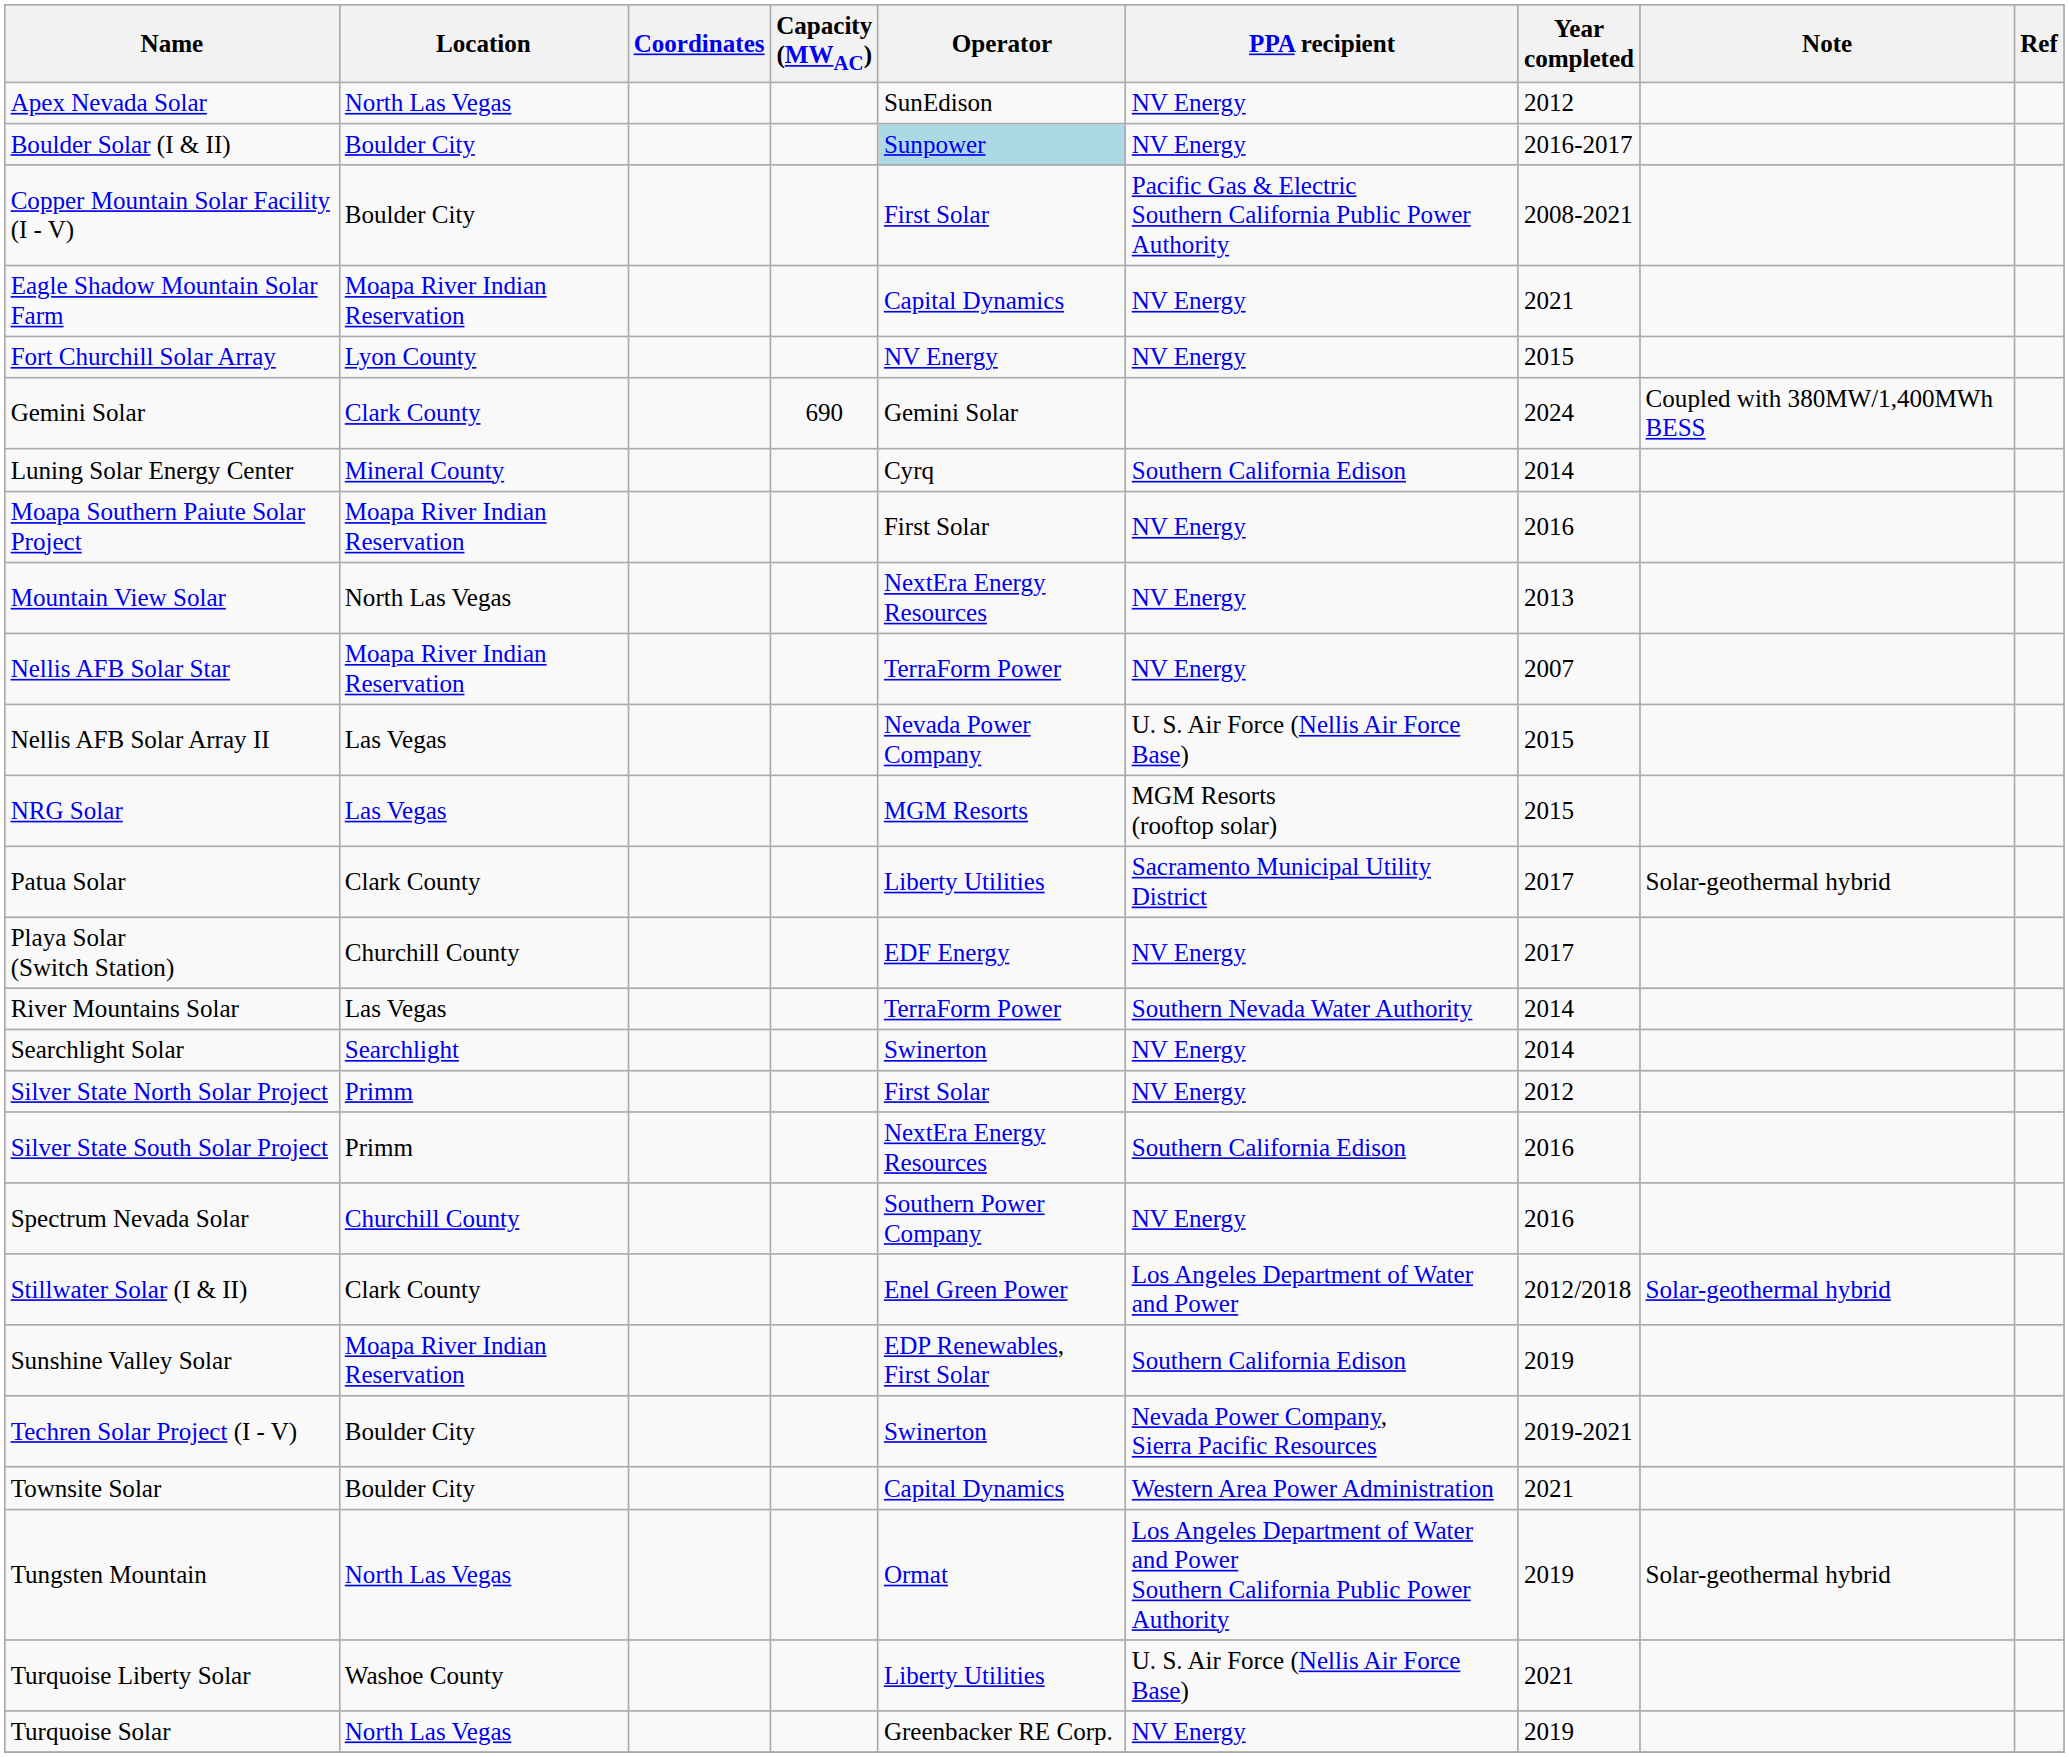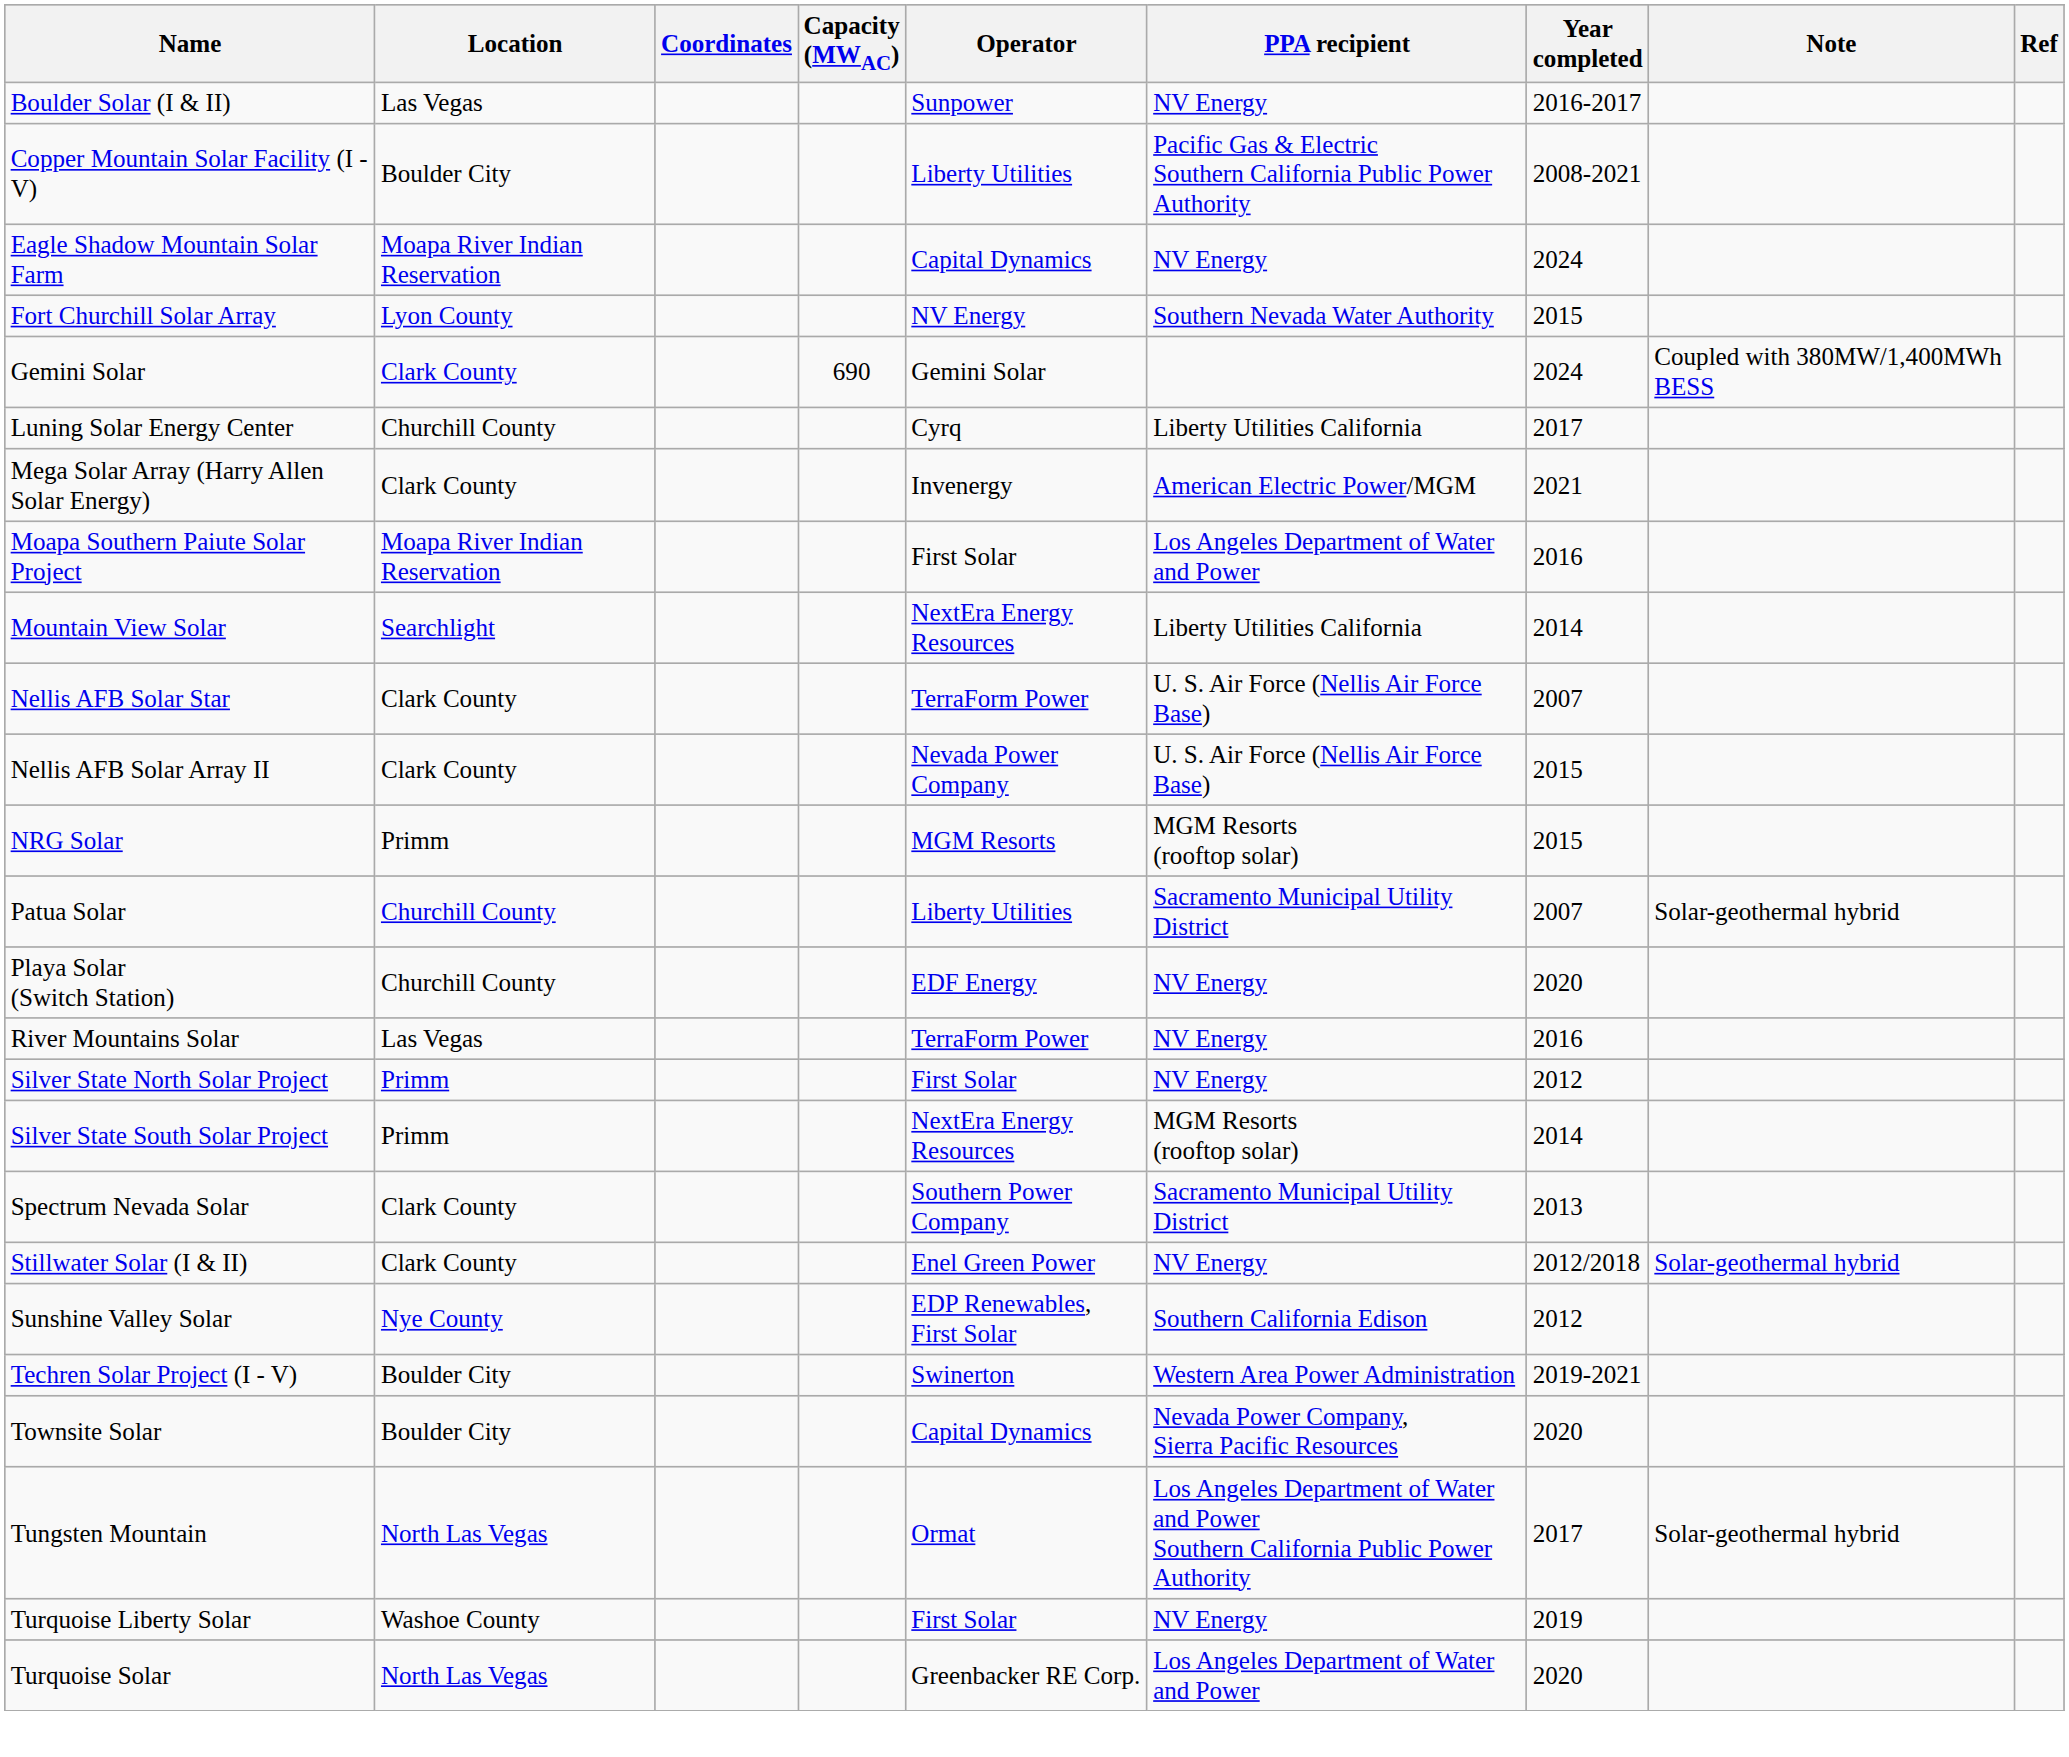- row: (109, 103)
(410, 144) Boulder City -> (432, 103) Las Vegas
(935, 144) lightblue background -> (962, 103) no background
(936, 215) First Solar -> (992, 174) Liberty Utilities
(1549, 301) 2021 -> (1558, 260) 2024
(1189, 357) NV Energy -> (1323, 316) Southern Nevada Water Authority
(424, 469) Mineral County -> (468, 428) Churchill County
(1269, 469) Southern California Edison -> (1287, 428) Liberty Utilities California
(1549, 469) 2014 -> (1558, 428) 2017
+ row: (167, 484)
(1189, 526) NV Energy -> (1324, 555) Los Angeles Department of Water and Power
(428, 597) North Las Vegas -> (438, 626) Searchlight
(1189, 597) NV Energy -> (1287, 626) Liberty Utilities California
(1549, 597) 2013 -> (1558, 626) 2014
(446, 668) Moapa River Indian Reservation -> (449, 697) Clark County
(1189, 668) NV Energy -> (1317, 697) U. S. Air Force (Nellis Air Force Base)
(396, 739) Las Vegas -> (449, 769) Clark County
(396, 810) Las Vegas -> (415, 840) Primm
(413, 881) Clark County -> (468, 911) Churchill County
(1549, 881) 2017 -> (1558, 911) 2007
(1549, 952) 2017 -> (1558, 982) 2020
(1302, 1008) Southern Nevada Water Authority -> (1210, 1038) NV Energy
(1549, 1008) 2014 -> (1558, 1038) 2016
- row: (97, 1050)
(1269, 1147) Southern California Edison -> (1226, 1135) MGM Resorts (rooftop solar)
(1549, 1147) 2016 -> (1558, 1135) 2014
(432, 1218) Churchill County -> (449, 1207) Clark County
(1189, 1218) NV Energy -> (1303, 1207) Sacramento Municipal Utility District
(1549, 1218) 2016 -> (1558, 1207) 2013
(1302, 1289) Los Angeles Department of Water and Power -> (1210, 1263) NV Energy
(446, 1360) Moapa River Indian Reservation -> (442, 1319) Nye County
(1549, 1360) 2019 -> (1558, 1319) 2012
(1259, 1431) Nevada Power Company, Sierra Pacific Resources -> (1334, 1375) Western Area Power Administration
(1313, 1488) Western Area Power Administration -> (1281, 1431) Nevada Power Company, Sierra Pacific Resources
(1549, 1488) 2021 -> (1558, 1431) 2020
(1549, 1573) 2019 -> (1558, 1532) 2017
(964, 1674) Liberty Utilities -> (964, 1618) First Solar
(1296, 1674) U. S. Air Force (Nellis Air Force Base) -> (1210, 1618) NV Energy
(1549, 1674) 2021 -> (1558, 1618) 2019
(1189, 1730) NV Energy -> (1324, 1674) Los Angeles Department of Water and Power
(1549, 1730) 2019 -> (1558, 1674) 2020
